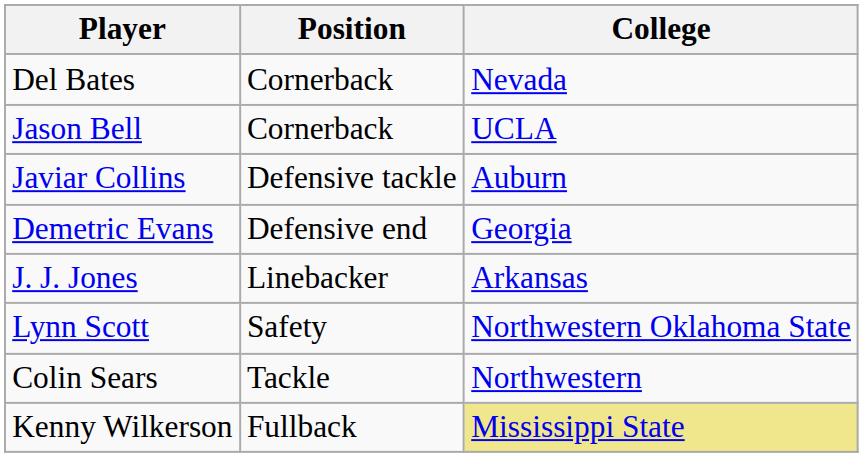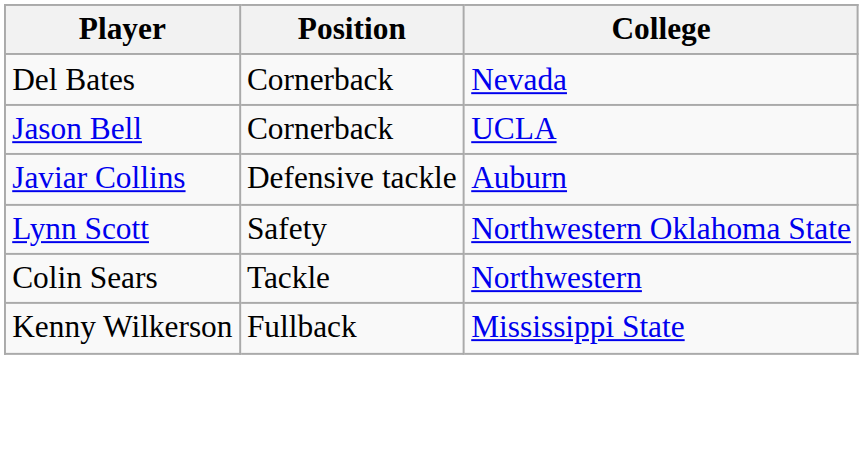- row: (113, 228)
- row: (75, 278)
(578, 427) khaki background -> (578, 327) no background
